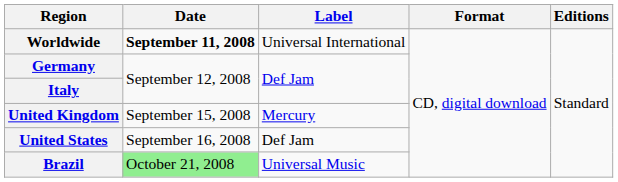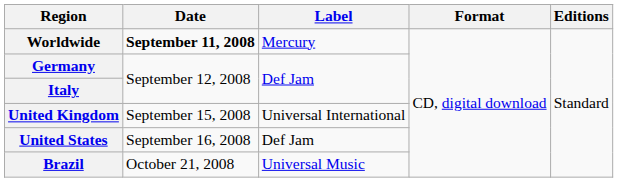(334, 41) Universal International -> (289, 41) Mercury
(289, 115) Mercury -> (334, 115) Universal International
(180, 164) lightgreen background -> (180, 164) no background
